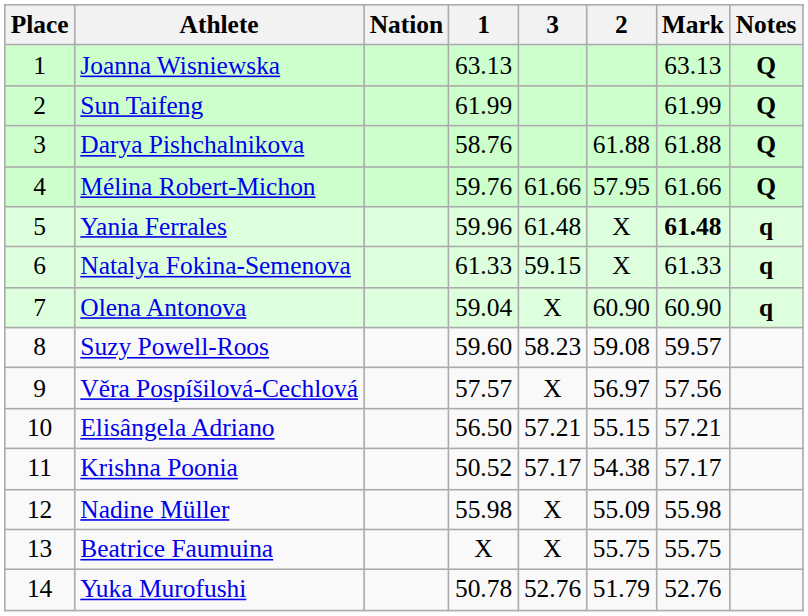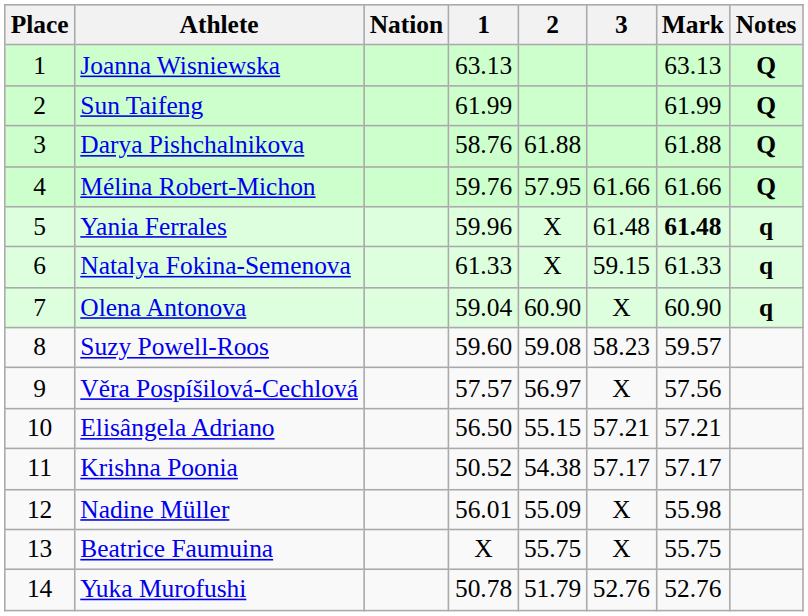columns swapped: (621, 24) <-> (553, 24)
(484, 508) 55.98 -> (484, 508) 56.01
